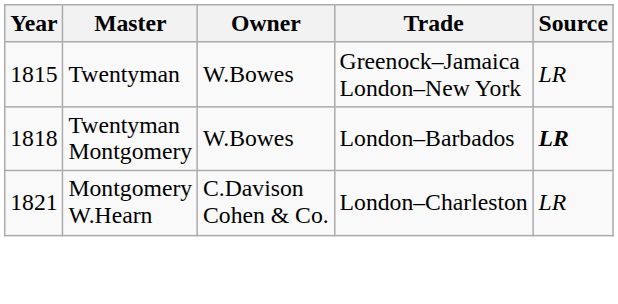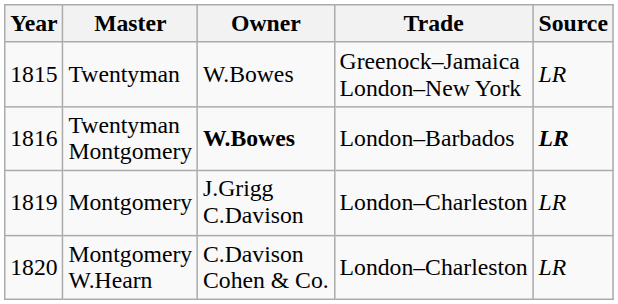(34, 138) 1818 -> (34, 138) 1816
(248, 138) normal -> (249, 138) bold
+ row: (130, 202)
(34, 202) 1821 -> (34, 266) 1820
